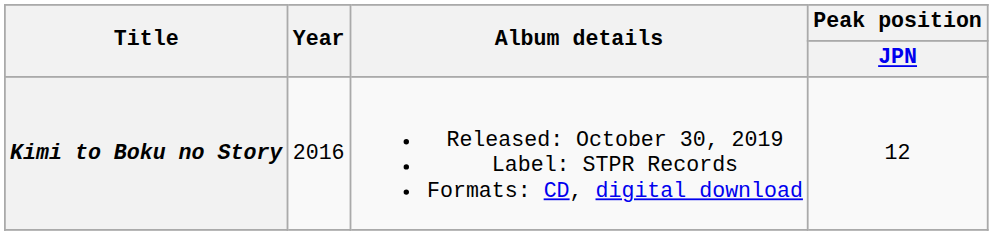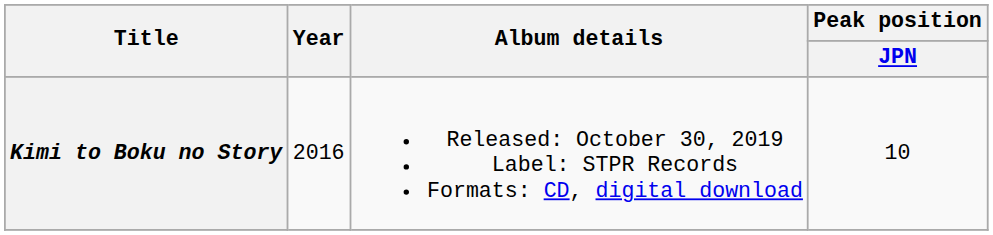(898, 153) 12 -> (898, 153) 10
